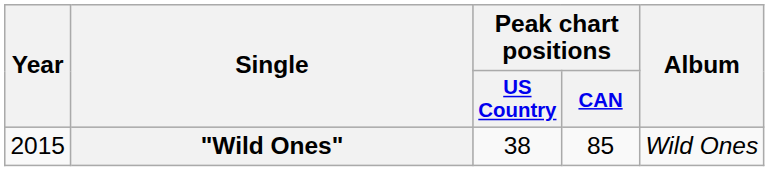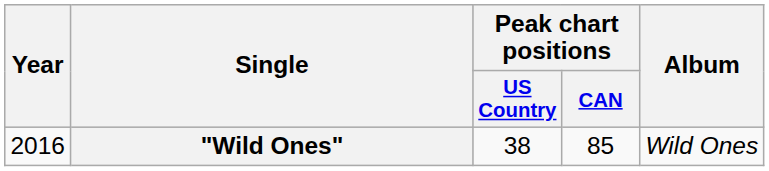(38, 145) 2015 -> (38, 145) 2016
